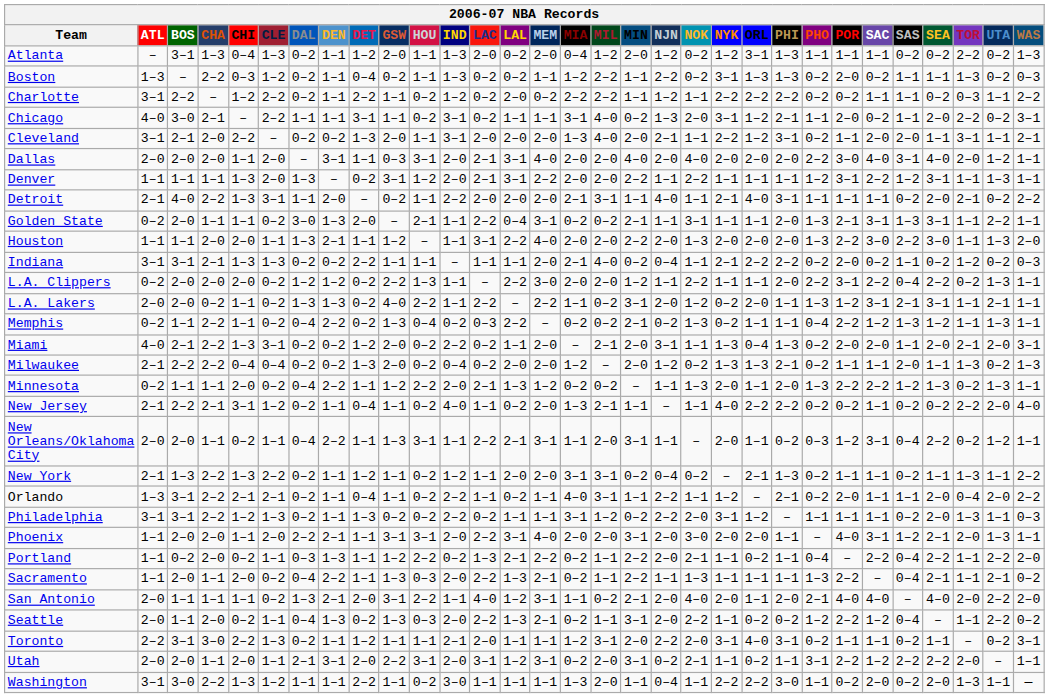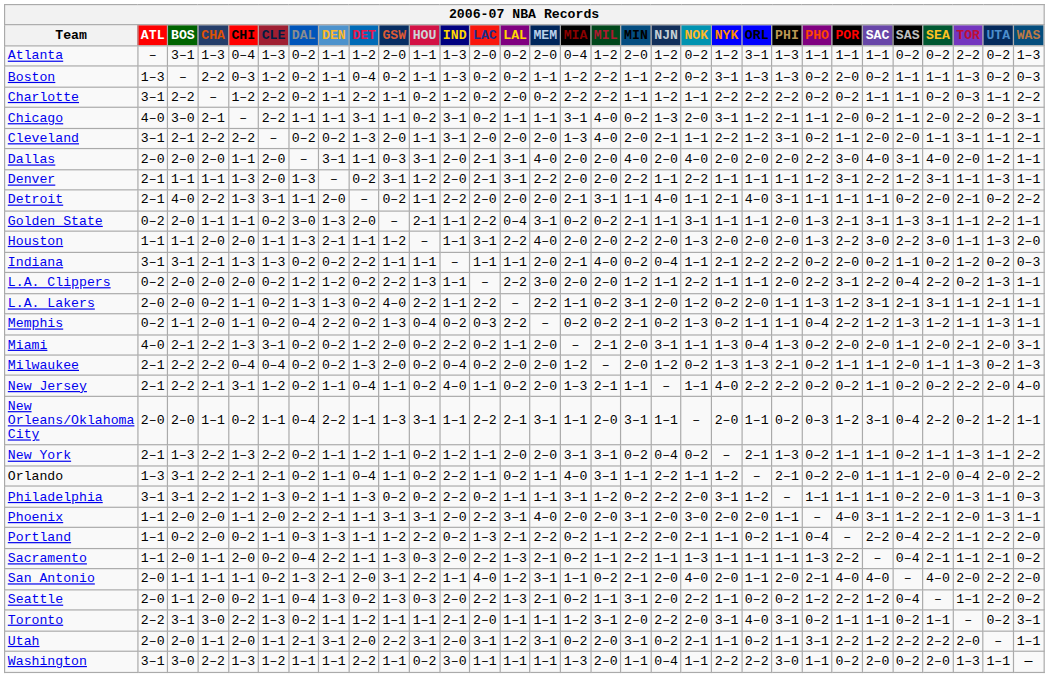(213, 139) 2–0 -> (213, 139) 2–2
(153, 180) 1–1 -> (153, 180) 2–1
(213, 324) 2–2 -> (213, 324) 2–0
- row: (43, 386)
